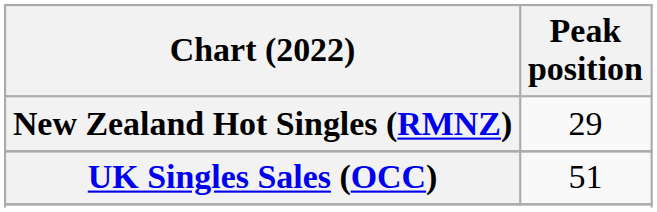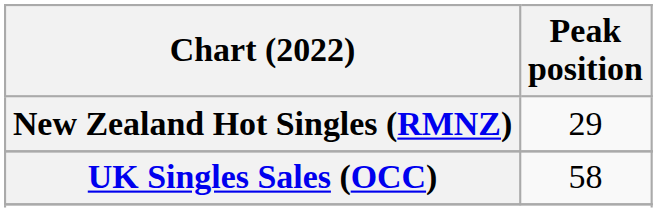(585, 177) 51 -> (585, 177) 58
